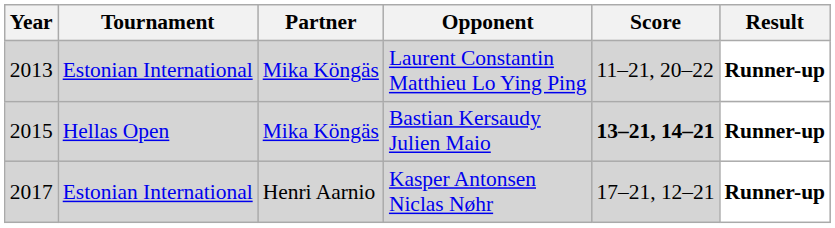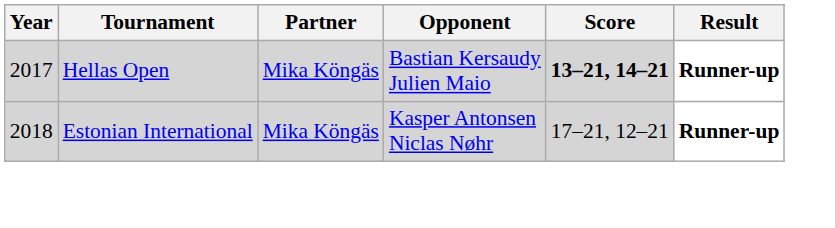- row: (488, 70)
(31, 131) 2015 -> (31, 70) 2017
(31, 192) 2017 -> (31, 131) 2018
(319, 192) Henri Aarnio -> (321, 131) Mika Köngäs
